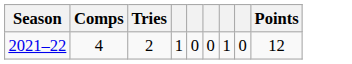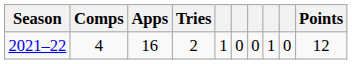+ column: (150, 18)
